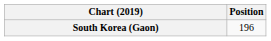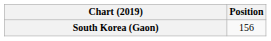(246, 28) 196 -> (246, 28) 156
